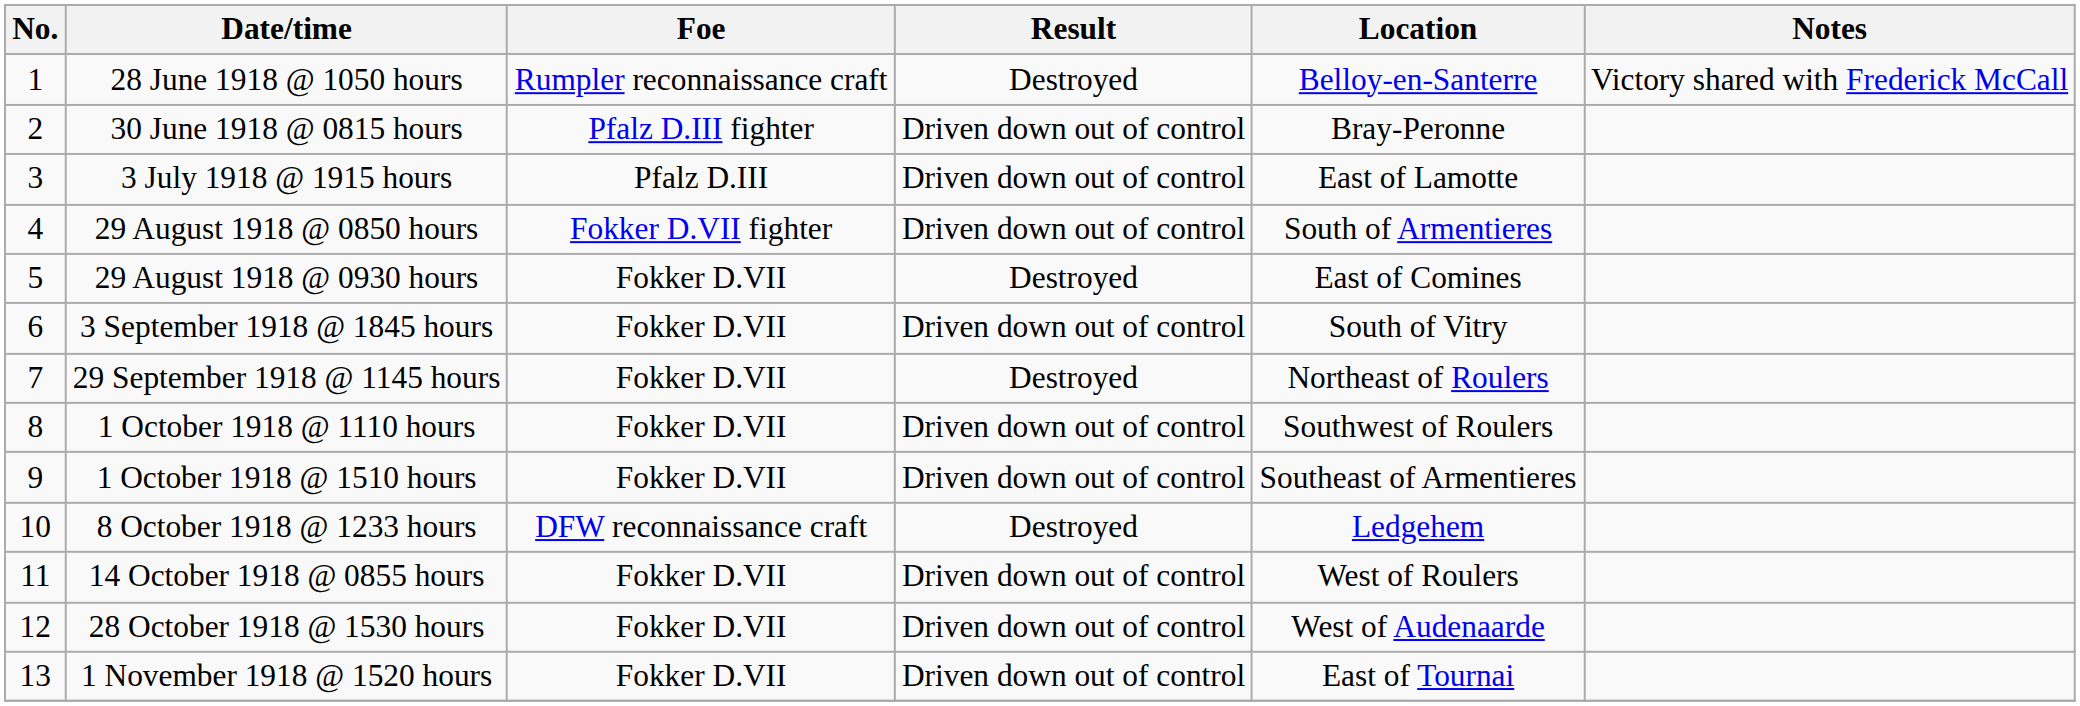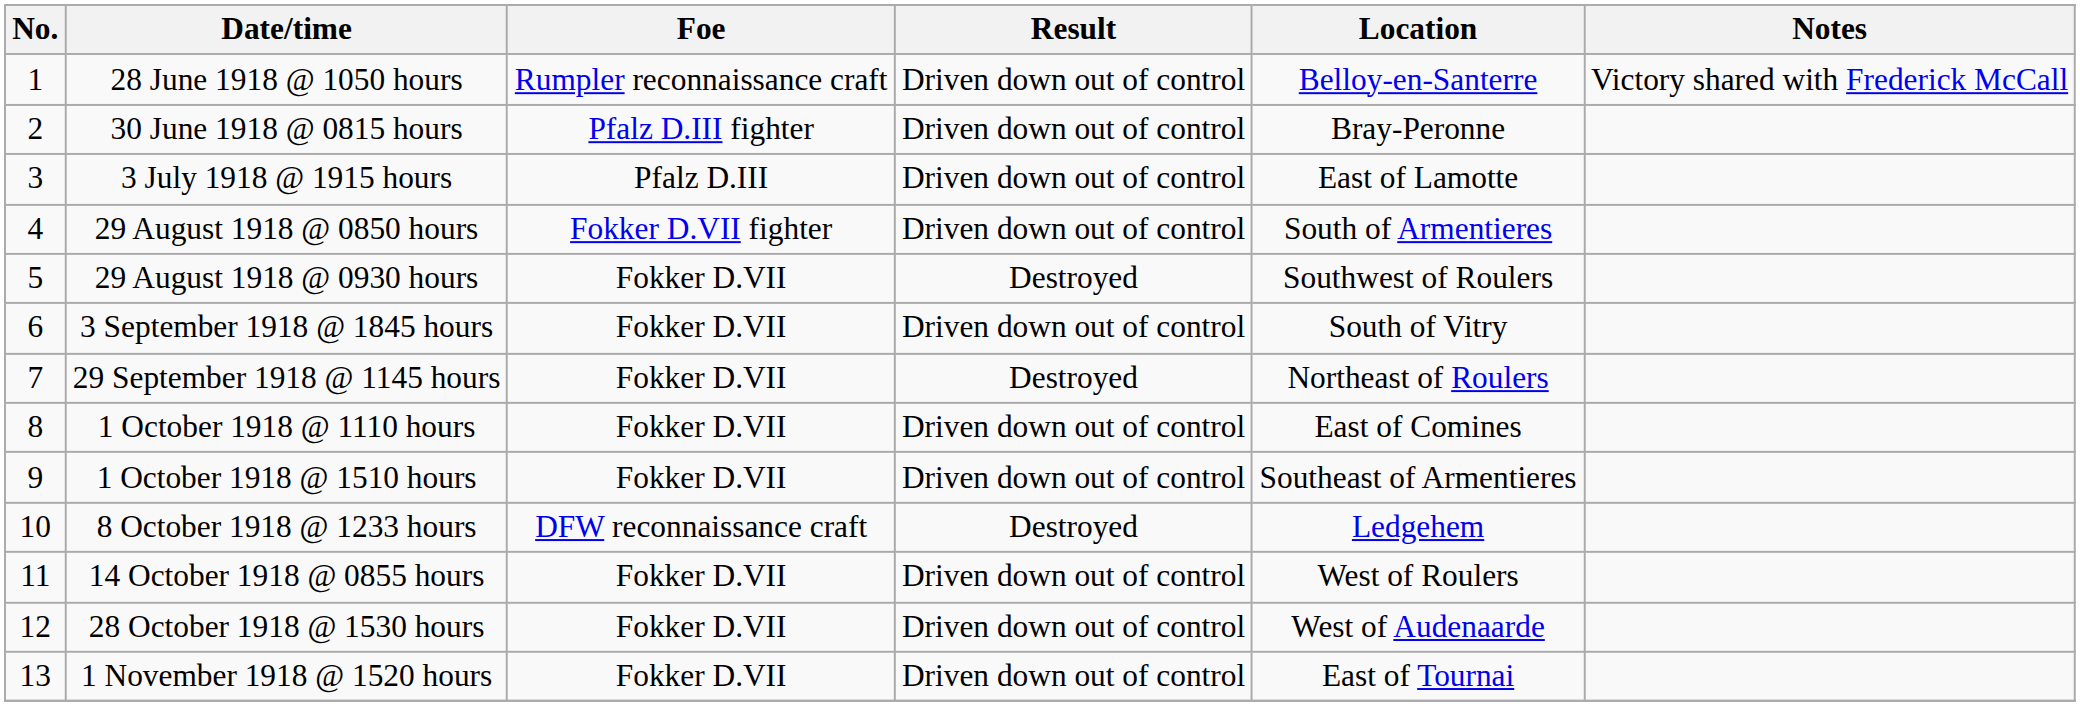(1074, 79) Destroyed -> (1074, 79) Driven down out of control
(1418, 278) East of Comines -> (1418, 278) Southwest of Roulers
(1418, 427) Southwest of Roulers -> (1418, 427) East of Comines
